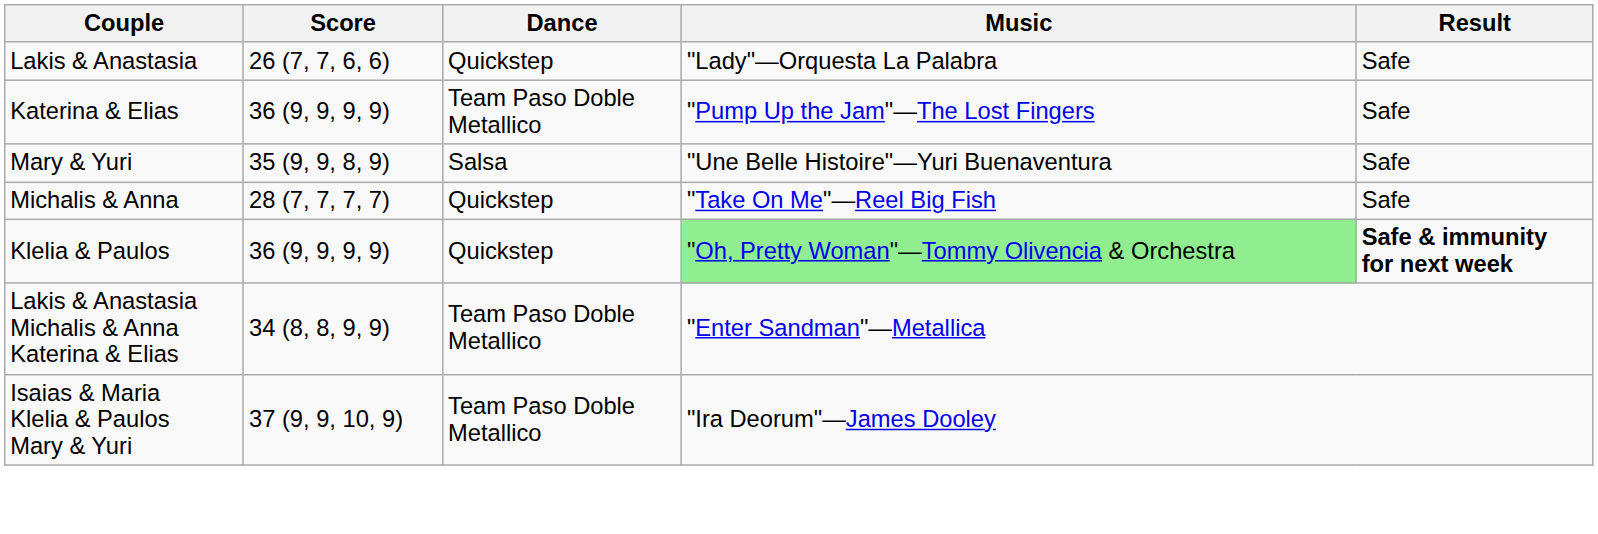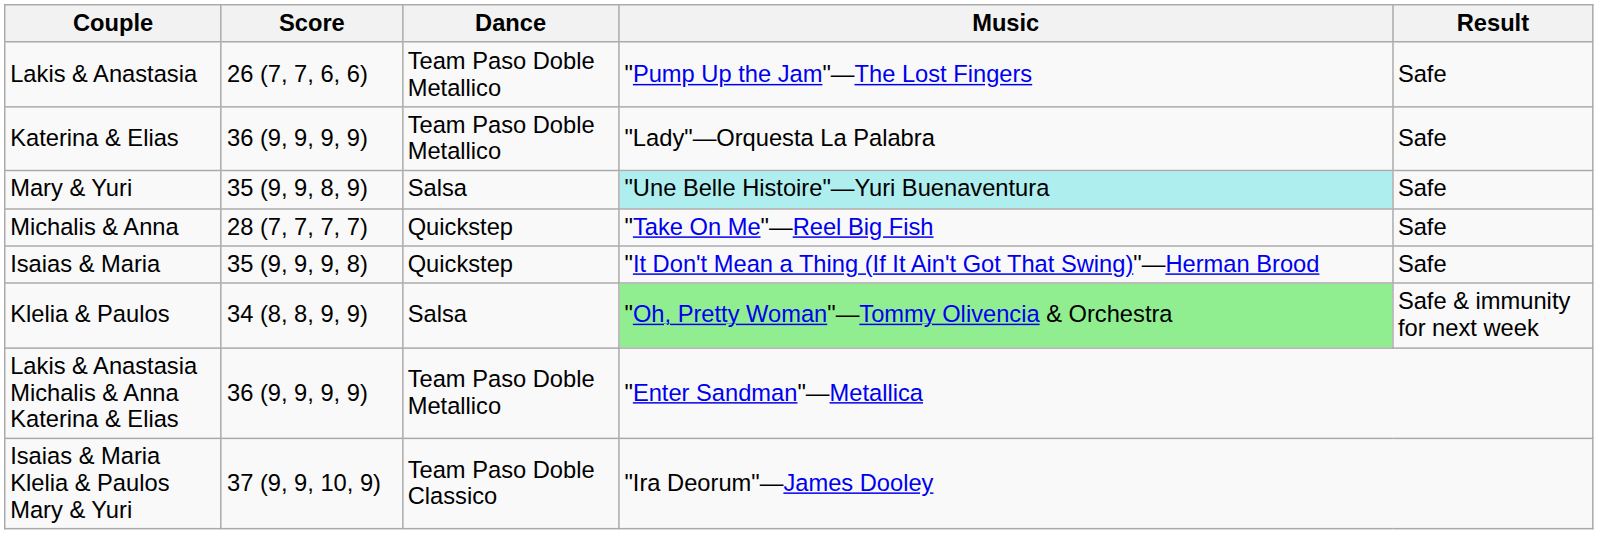(501, 60) Quickstep -> (501, 74) Team Paso Doble Metallico
(842, 60) "Lady"—Orquesta La Palabra -> (828, 74) "Pump Up the Jam"—The Lost Fingers
(891, 111) "Pump Up the Jam"—The Lost Fingers -> (780, 138) "Lady"—Orquesta La Palabra
(899, 162) no background -> (837, 189) paleturquoise background
+ row: (85, 264)
(319, 251) 36 (9, 9, 9, 9) -> (297, 315) 34 (8, 8, 9, 9)
(501, 251) Quickstep -> (437, 315) Salsa
(1454, 251) bold -> (1484, 315) normal
(319, 328) 34 (8, 8, 9, 9) -> (297, 392) 36 (9, 9, 9, 9)
(542, 419) Team Paso Doble Metallico -> (501, 483) Team Paso Doble Classico
